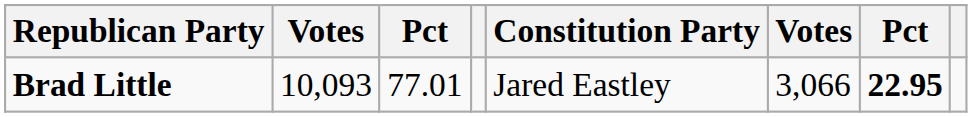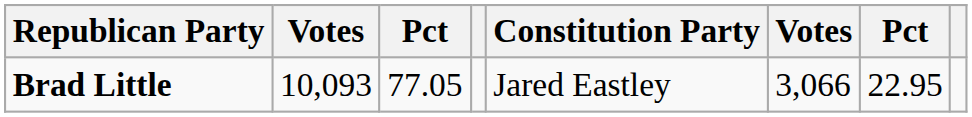(425, 84) 77.01 -> (425, 84) 77.05
(905, 84) bold -> (905, 84) normal
